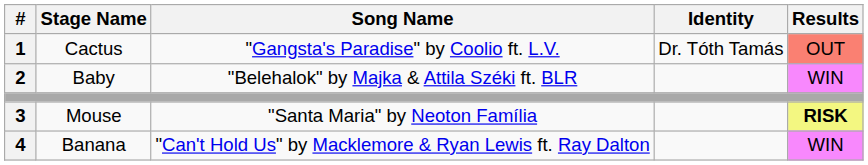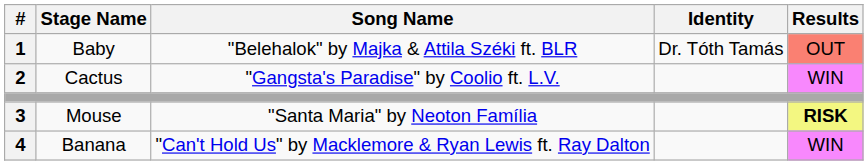(94, 48) Cactus -> (94, 48) Baby
(403, 48) "Gangsta's Paradise" by Coolio ft. L.V. -> (403, 48) "Belehalok" by Majka & Attila Széki ft. BLR
(94, 78) Baby -> (94, 78) Cactus
(403, 78) "Belehalok" by Majka & Attila Széki ft. BLR -> (403, 78) "Gangsta's Paradise" by Coolio ft. L.V.
